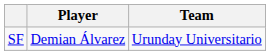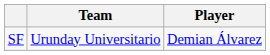columns swapped: (78, 15) <-> (197, 15)
